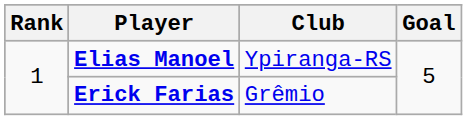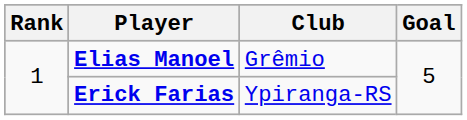(318, 59) Ypiranga-RS -> (285, 59) Grêmio
(285, 95) Grêmio -> (318, 95) Ypiranga-RS
